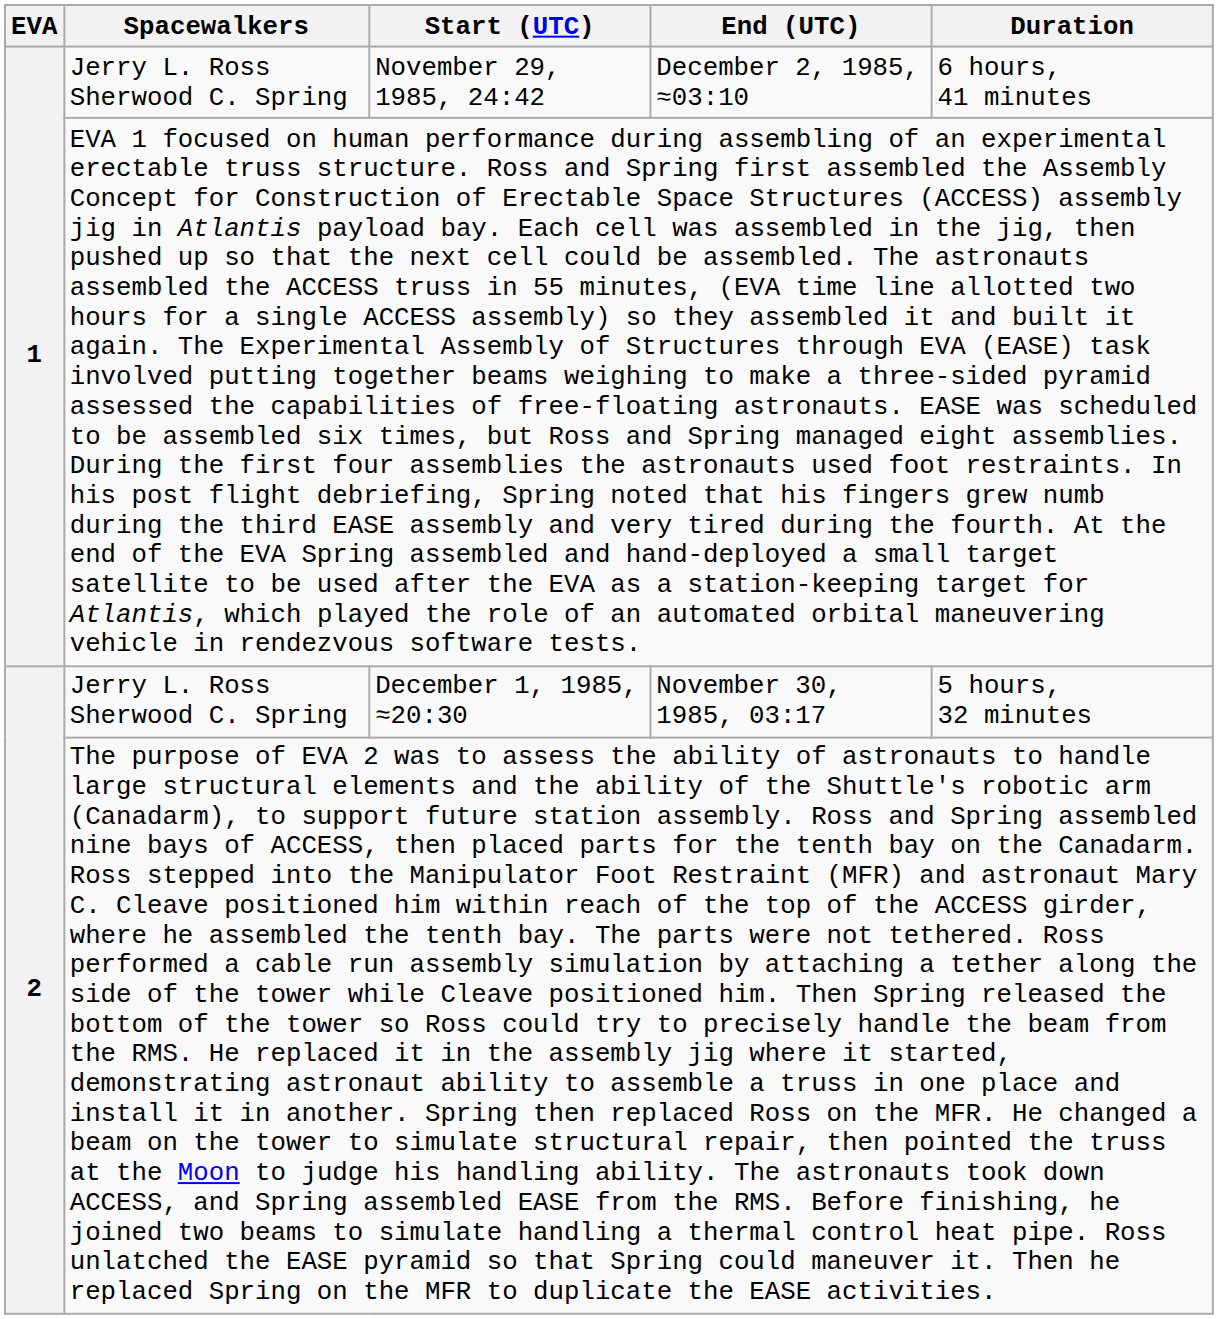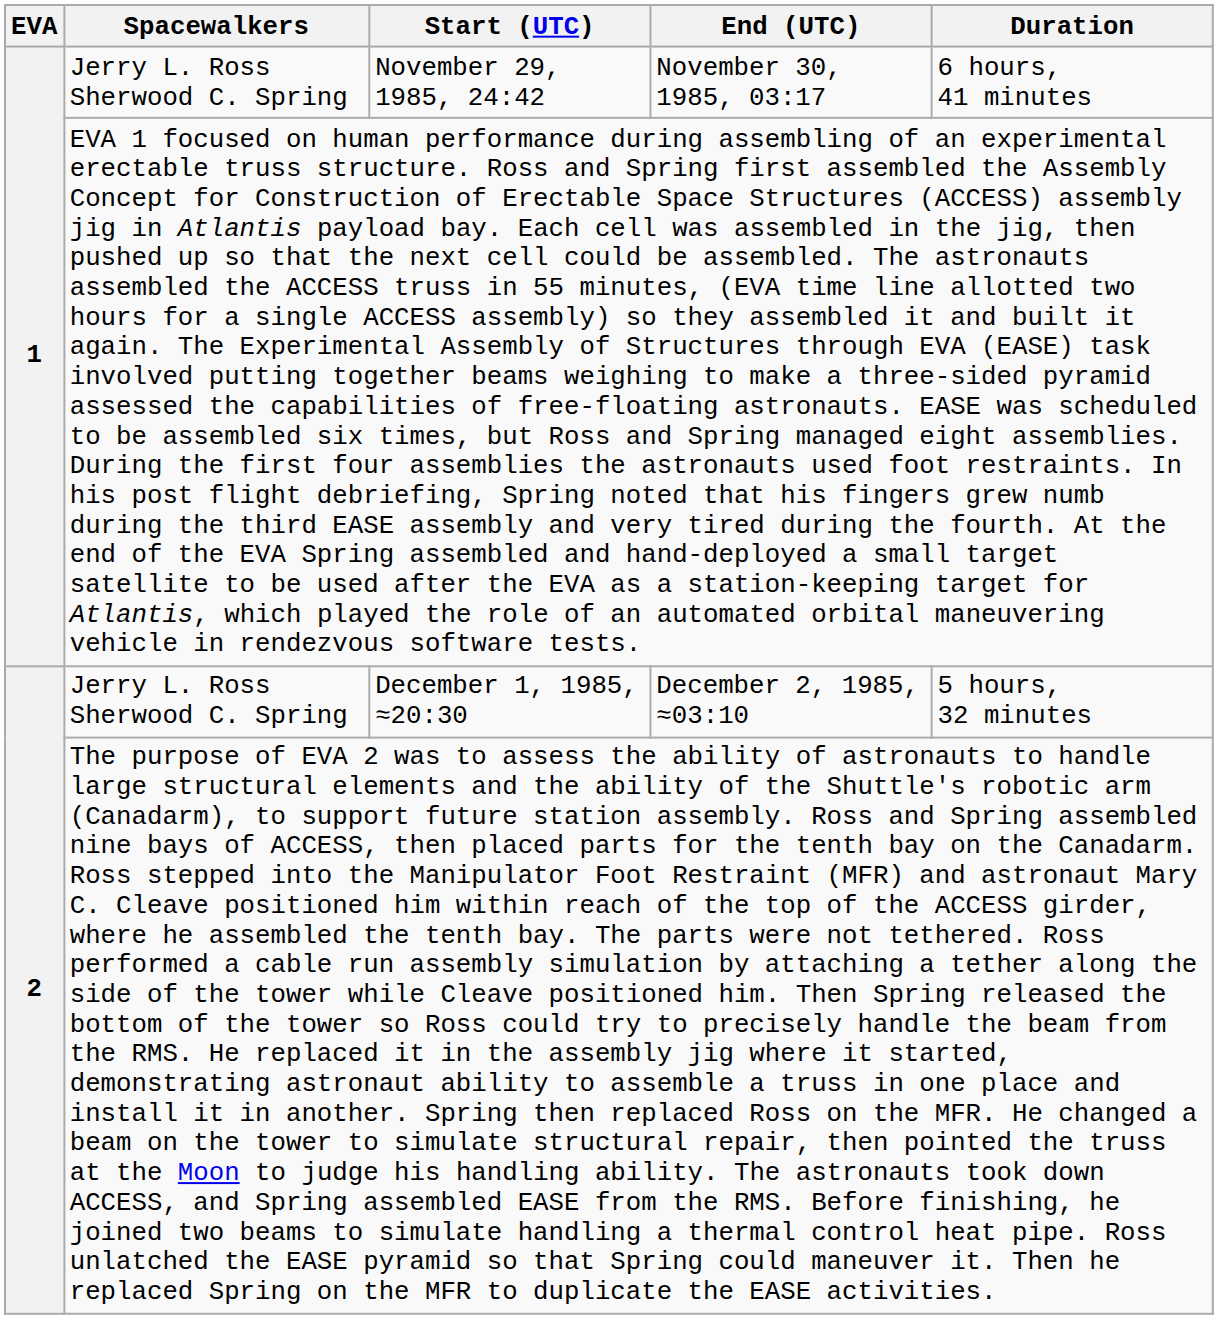(788, 83) December 2, 1985, ≈03:10 -> (749, 83) November 30, 1985, 03:17
(749, 701) November 30, 1985, 03:17 -> (788, 701) December 2, 1985, ≈03:10
